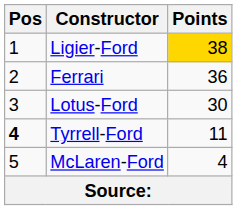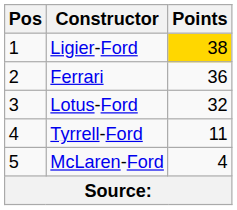(217, 105) 30 -> (217, 105) 32
(14, 134) bold -> (14, 134) normal
